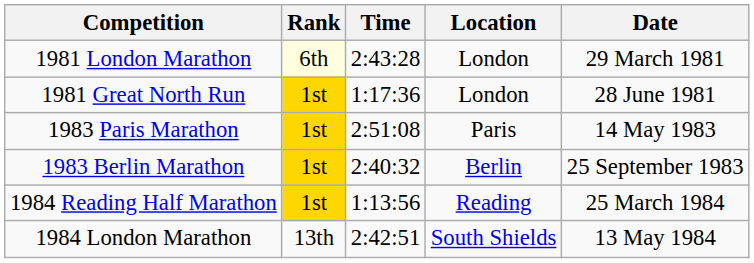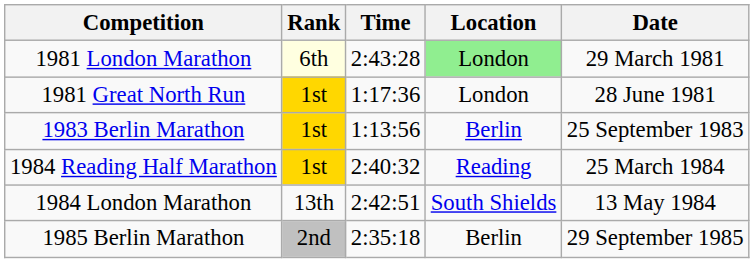(494, 58) no background -> (494, 58) lightgreen background
- row: (143, 130)
(386, 166) 2:40:32 -> (386, 130) 1:13:56
(386, 202) 1:13:56 -> (386, 166) 2:40:32
+ row: (143, 238)
